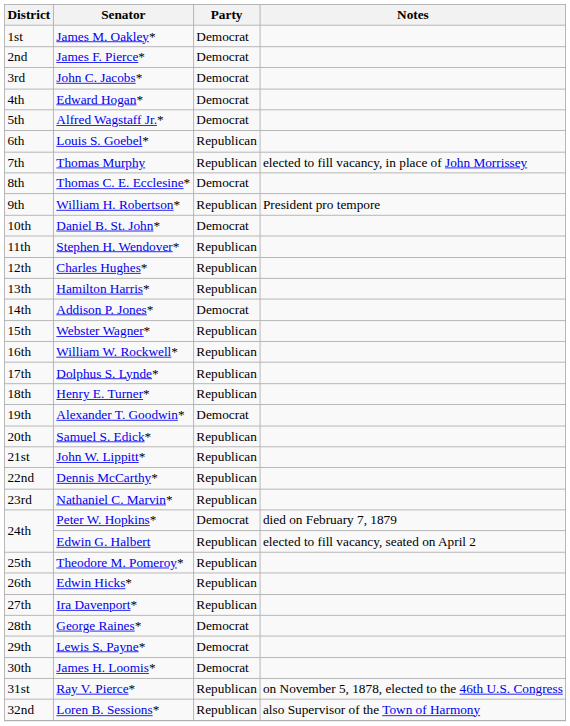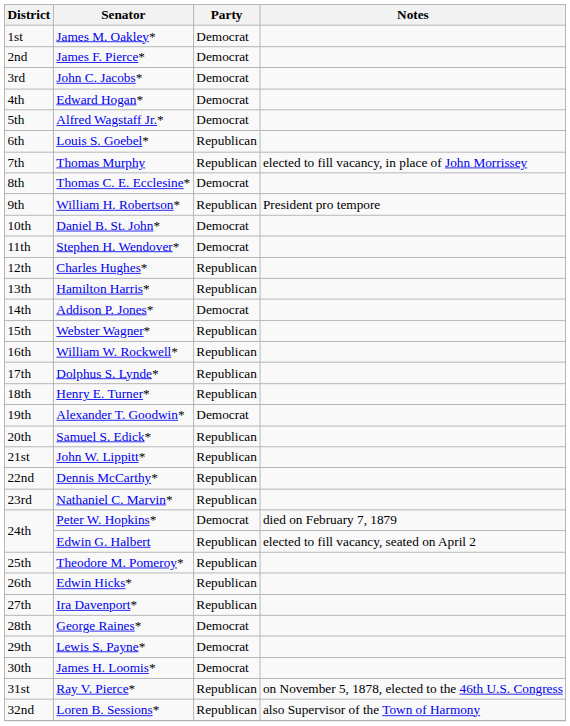(227, 246) Republican -> (223, 246) Democrat
